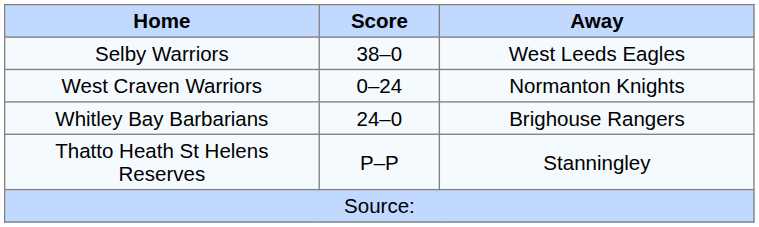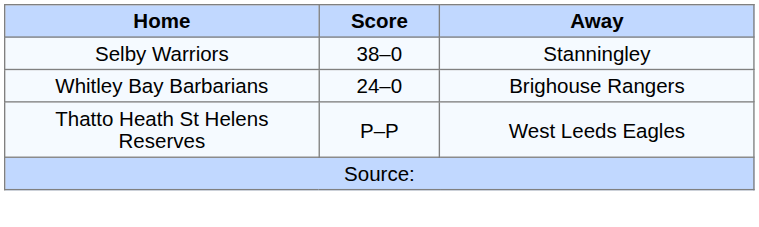(597, 53) West Leeds Eagles -> (597, 53) Stanningley
- row: (162, 86)
(597, 162) Stanningley -> (597, 130) West Leeds Eagles
